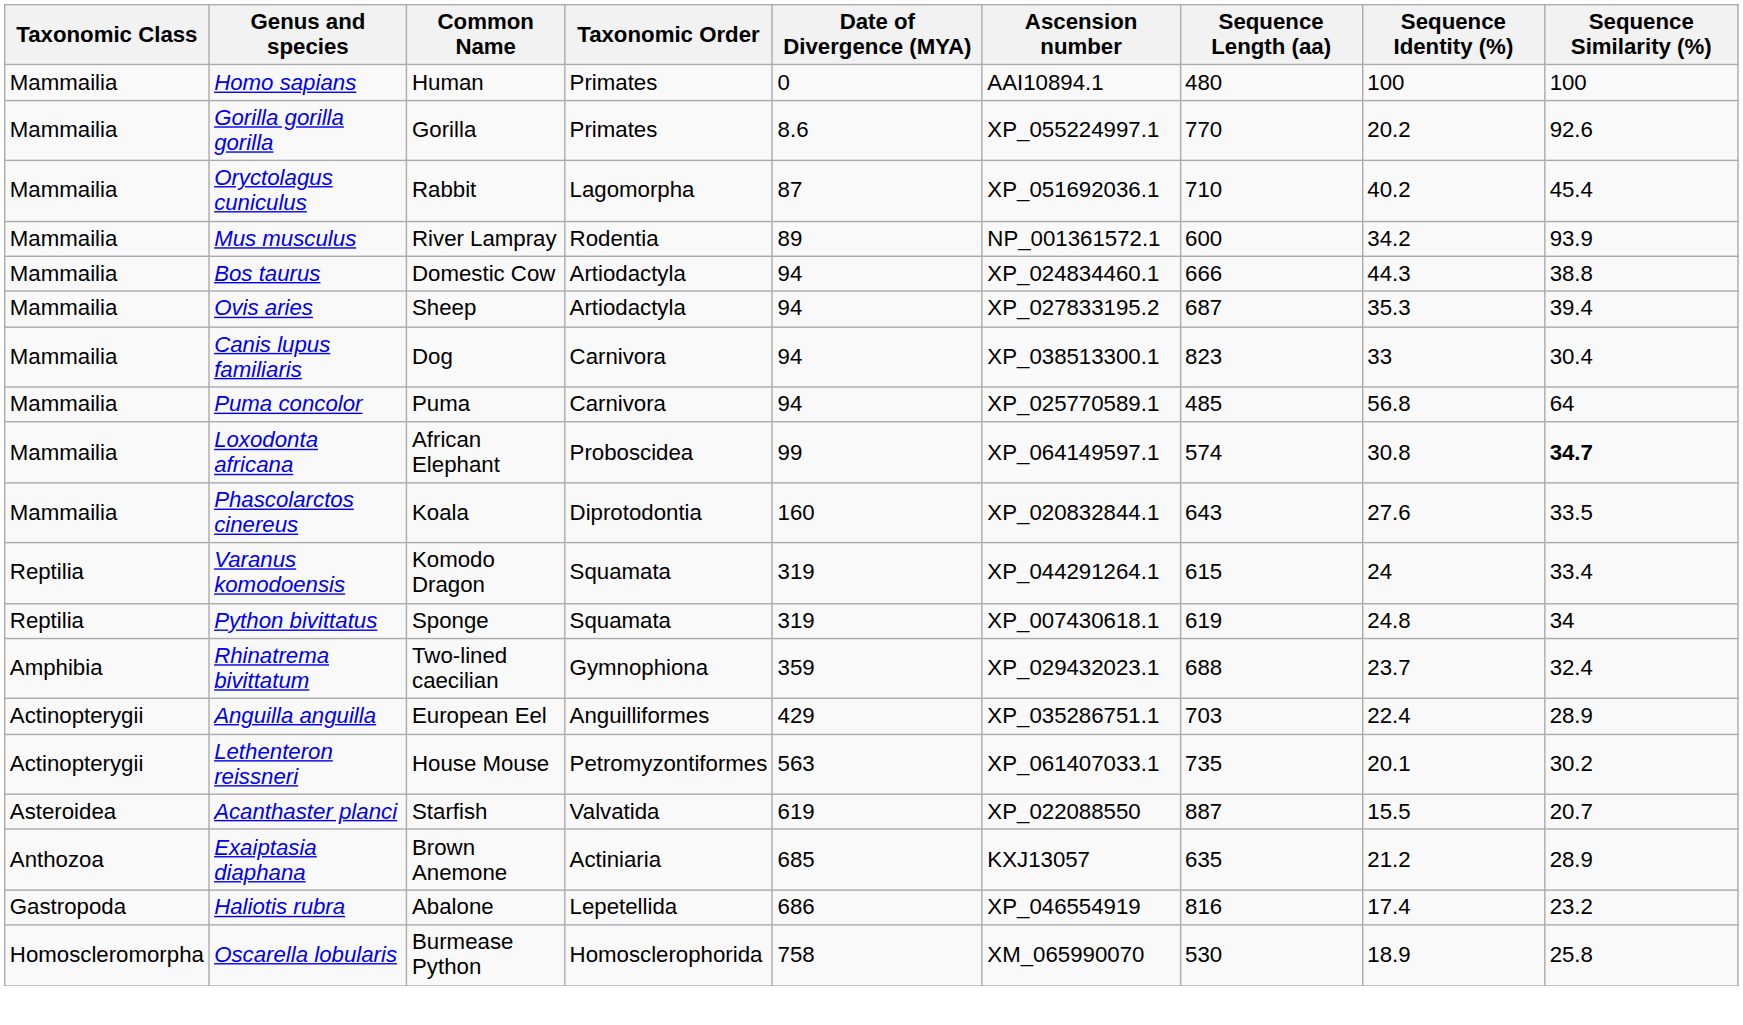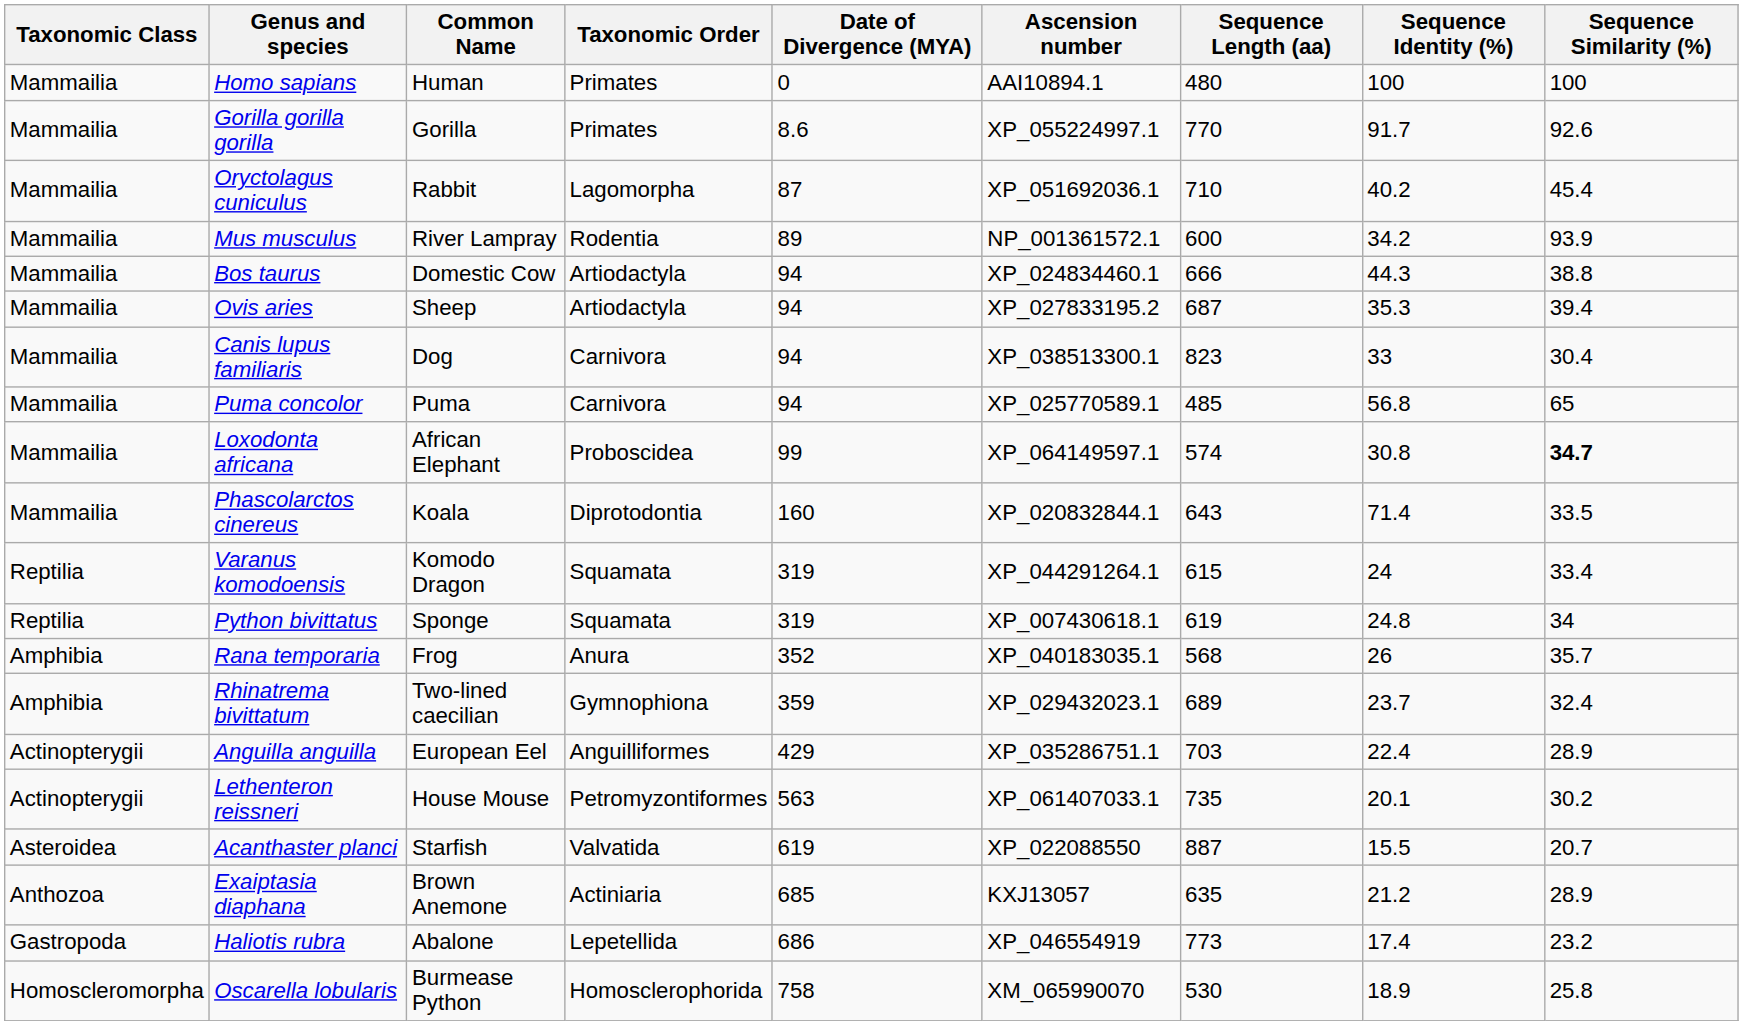(1389, 130) 20.2 -> (1389, 130) 91.7
(1562, 404) 64 -> (1562, 404) 65
(1389, 512) 27.6 -> (1389, 512) 71.4
+ row: (297, 655)
(1204, 668) 688 -> (1204, 703) 689
(1204, 907) 816 -> (1204, 942) 773
